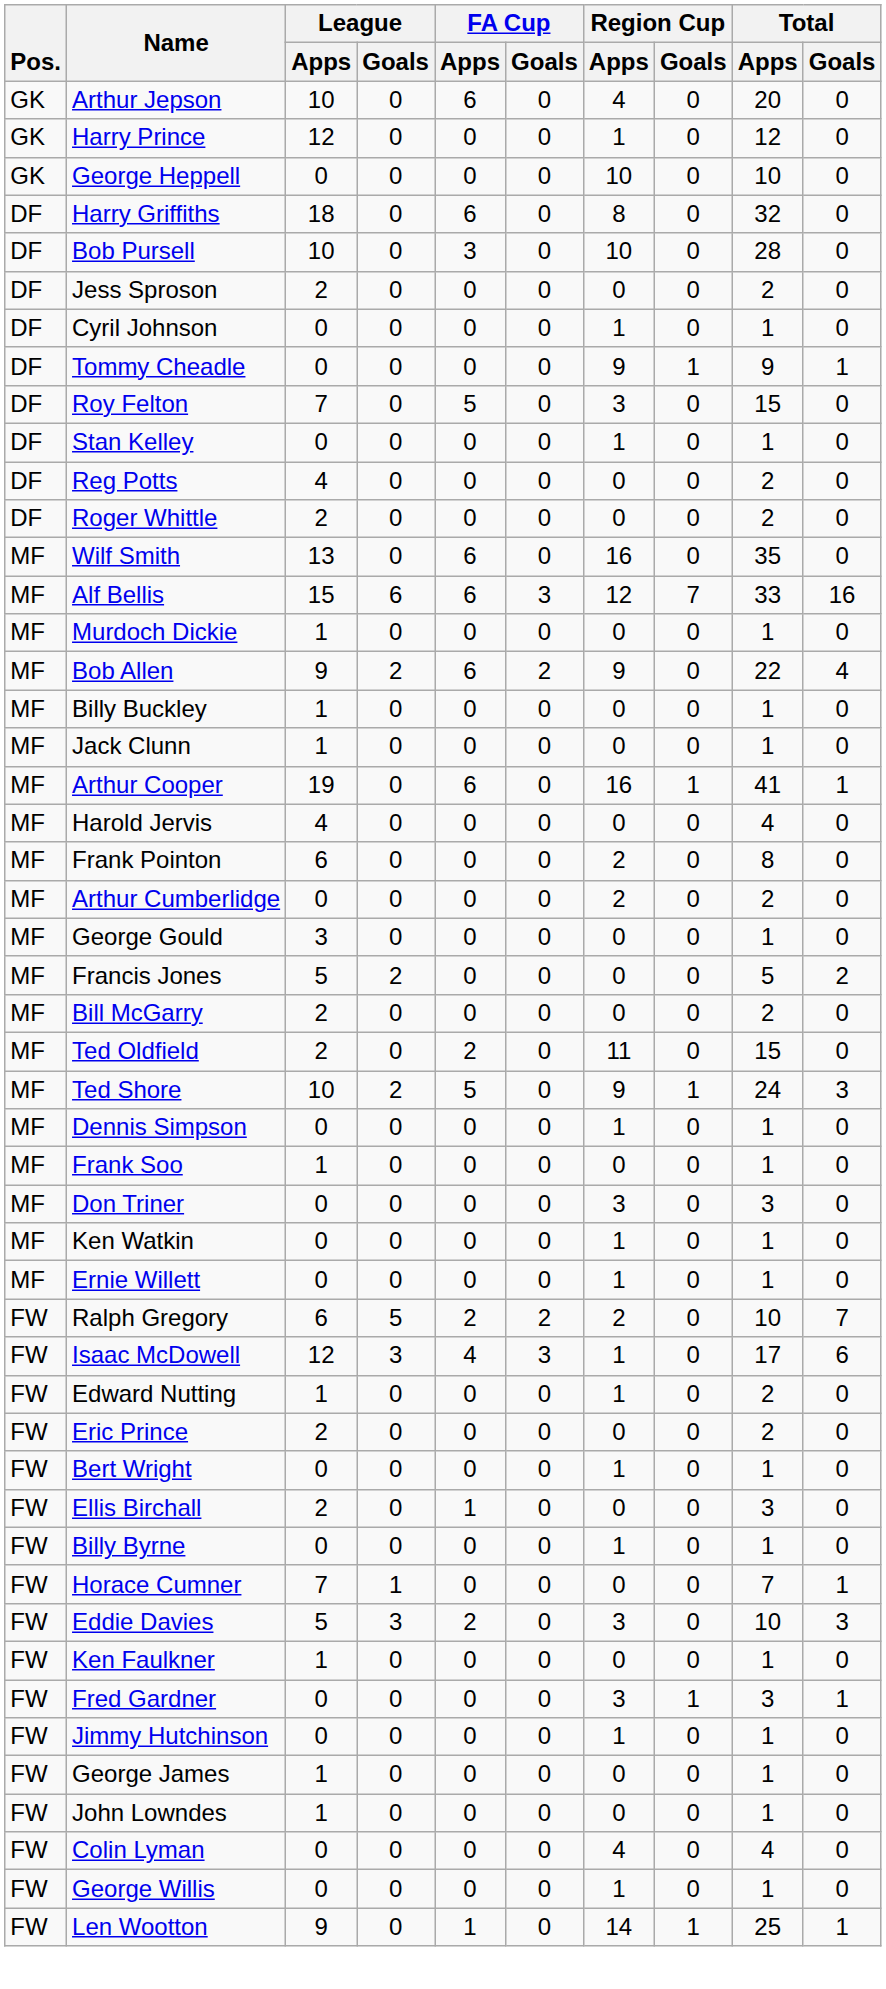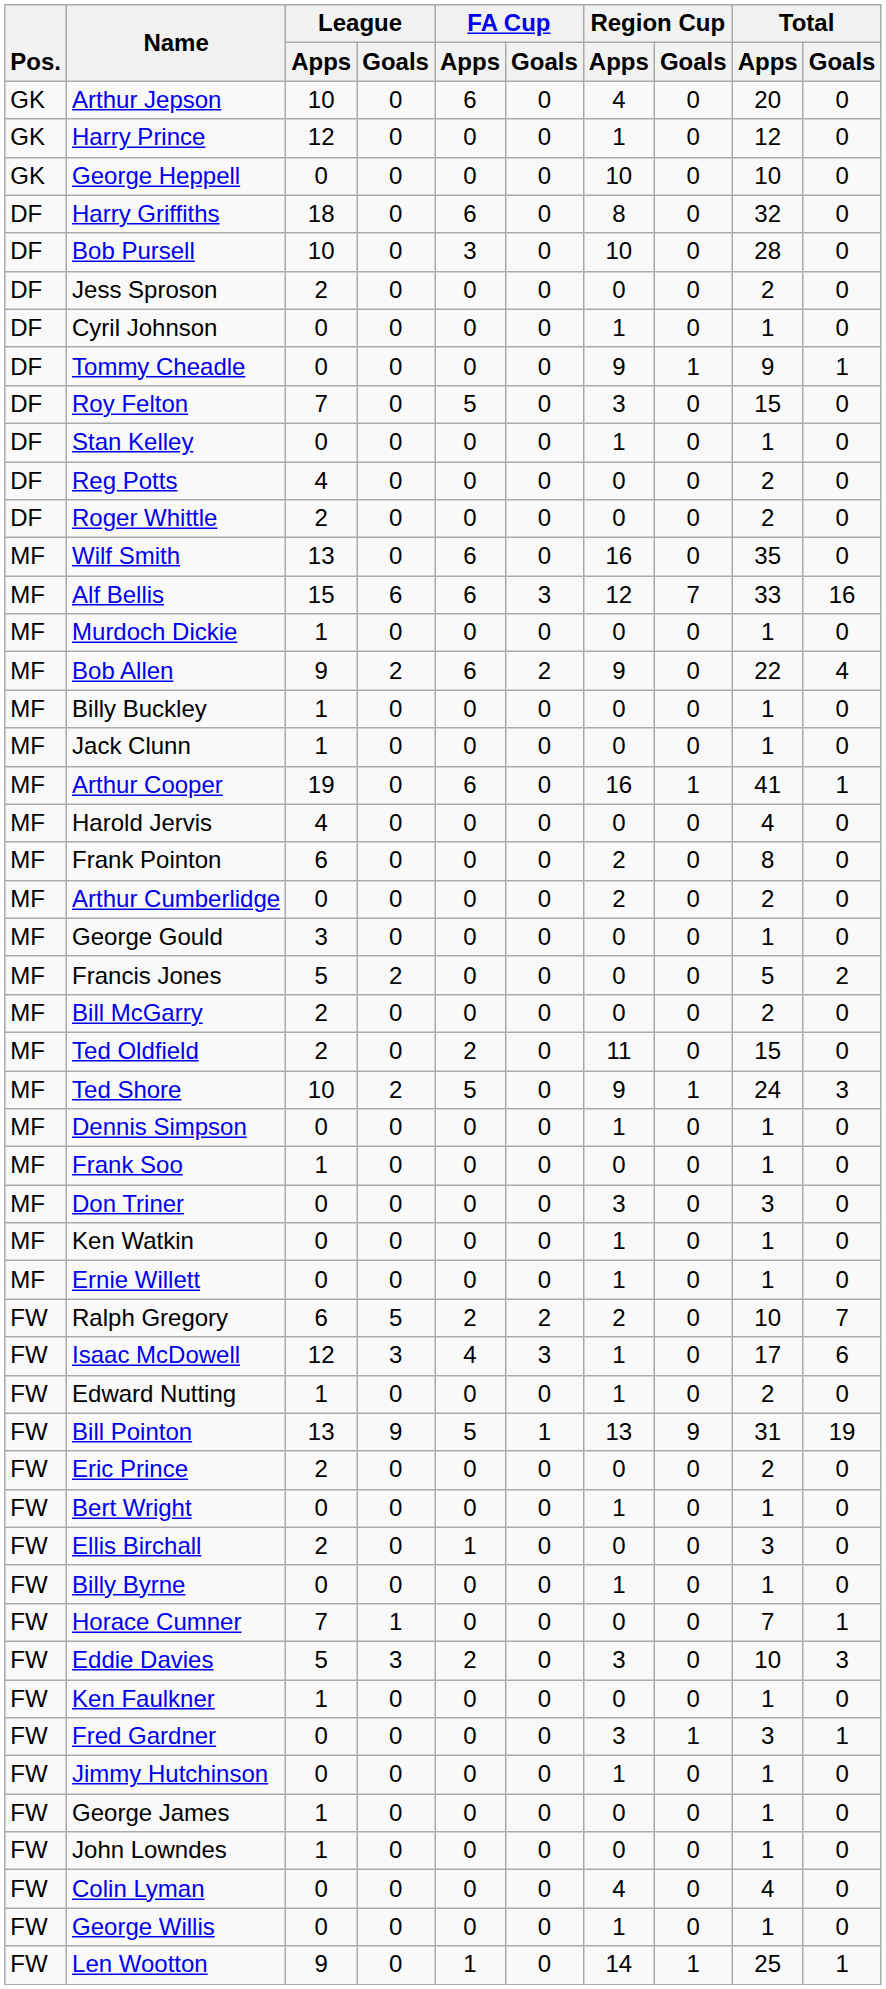+ row: (132, 1431)
